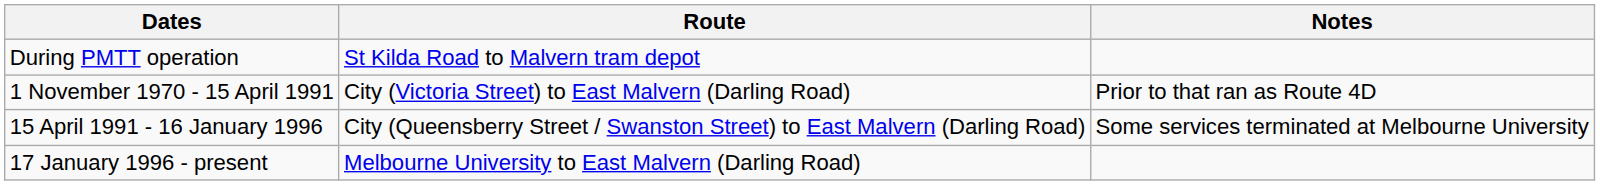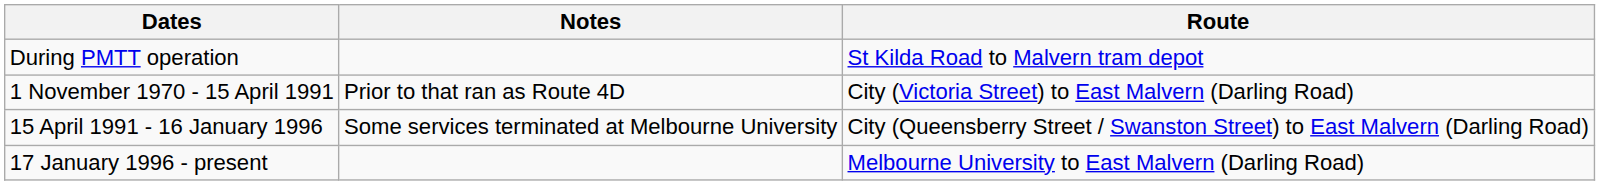columns swapped: (715, 22) <-> (1342, 22)
